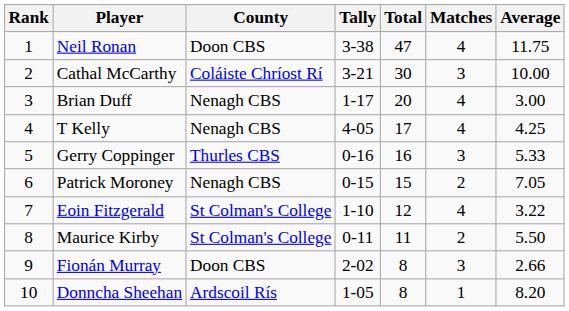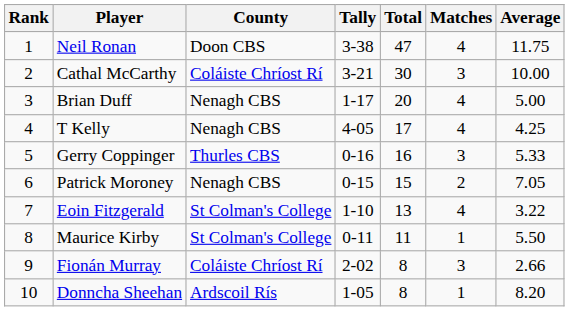(530, 100) 3.00 -> (530, 100) 5.00
(403, 210) 12 -> (403, 210) 13
(461, 237) 2 -> (461, 237) 1
(228, 264) Doon CBS -> (256, 264) Coláiste Chríost Rí
